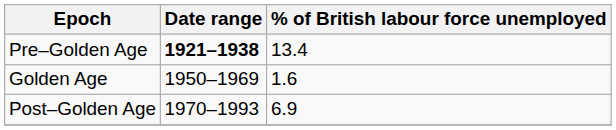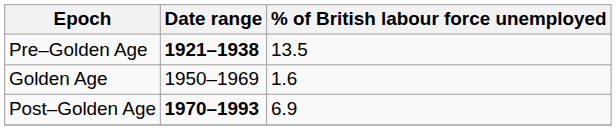(289, 49) 13.4 -> (289, 49) 13.5
(212, 109) normal -> (212, 109) bold
